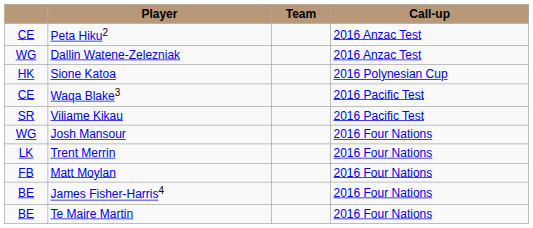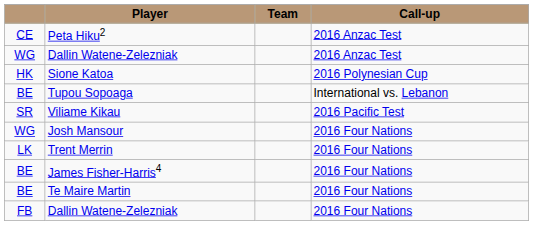+ row: (25, 93)
- row: (26, 95)
- row: (26, 172)
+ row: (25, 210)
